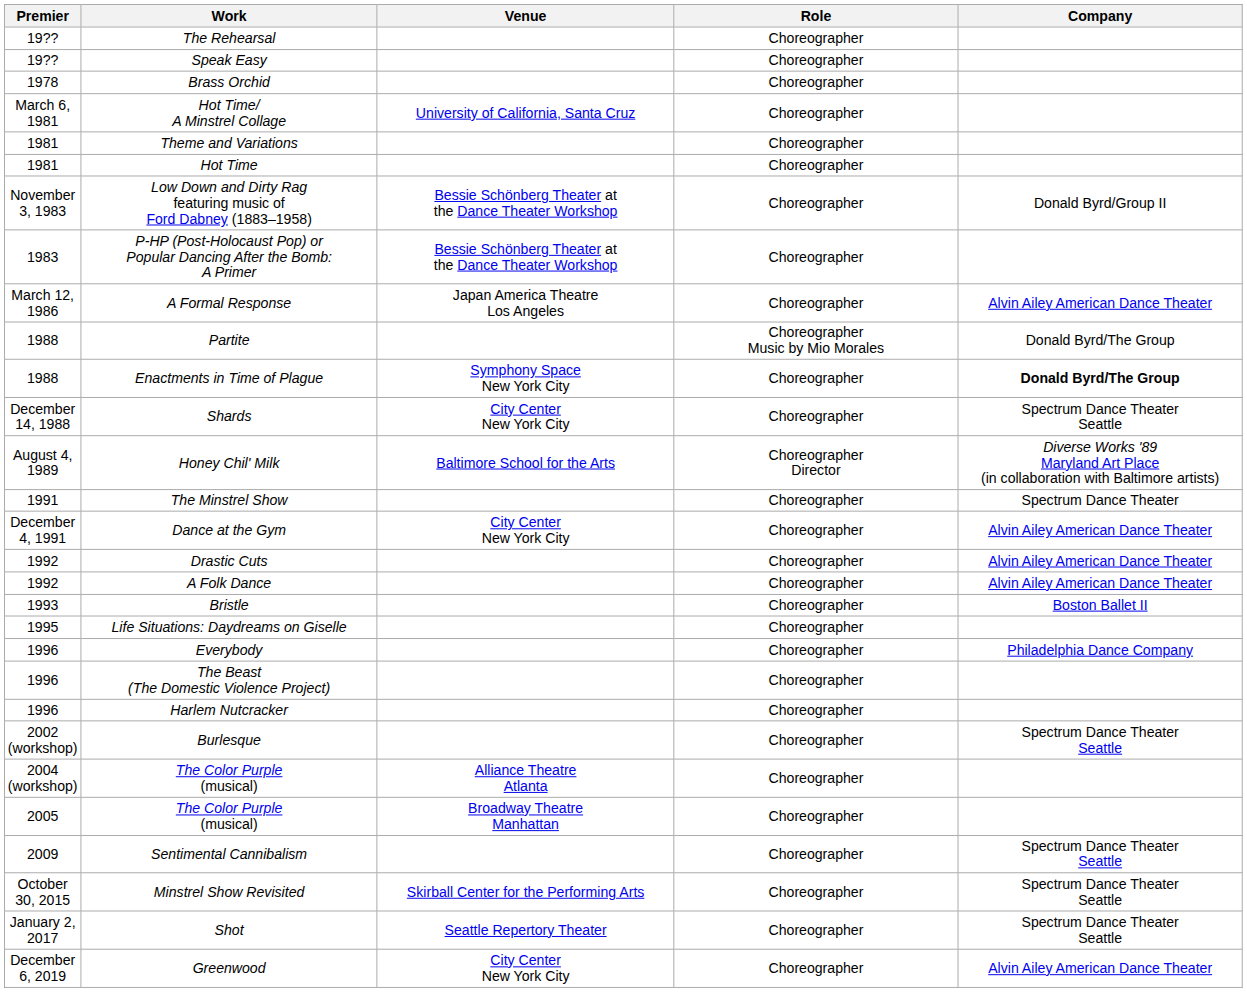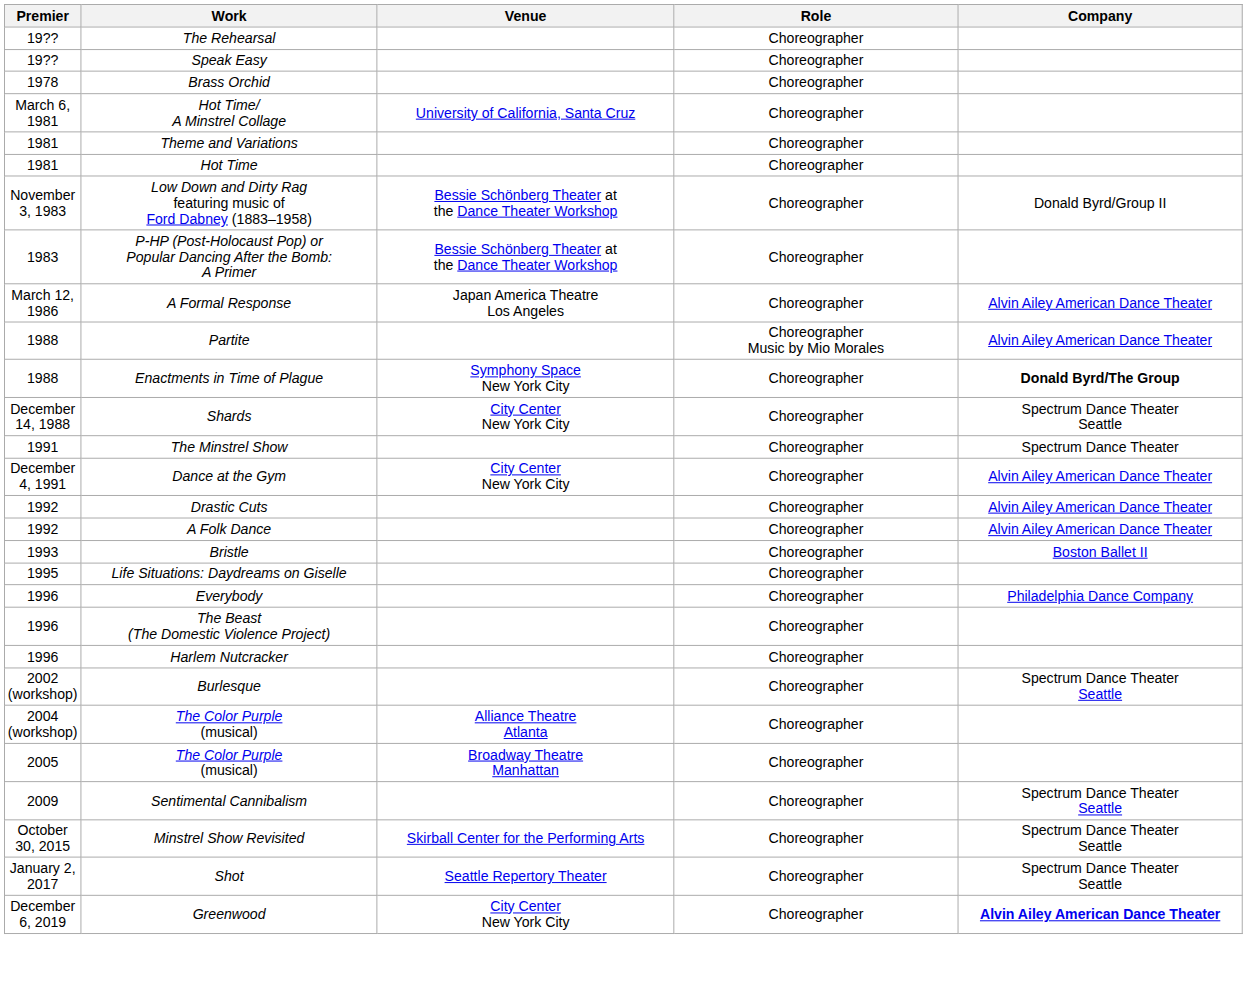(1100, 341) Donald Byrd/The Group -> (1100, 341) Alvin Ailey American Dance Theater
- row: (43, 463)
(1100, 968) normal -> (1100, 915) bold
